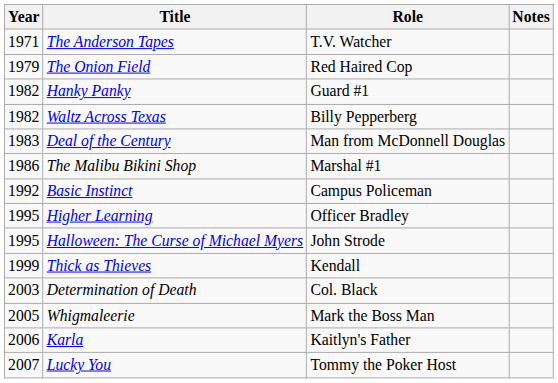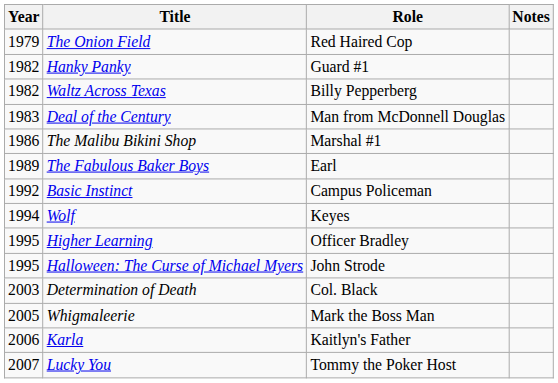- row: (110, 41)
+ row: (128, 166)
+ row: (61, 215)
- row: (99, 265)
